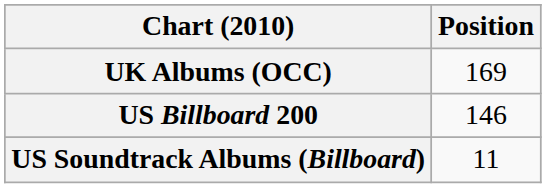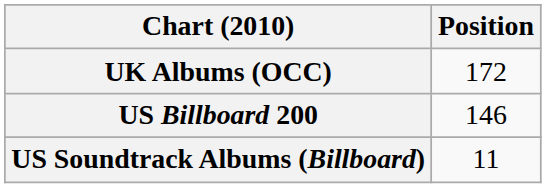(486, 70) 169 -> (486, 70) 172
